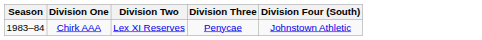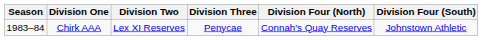+ column: (317, 12)
